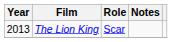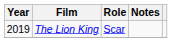(18, 29) 2013 -> (18, 29) 2019
